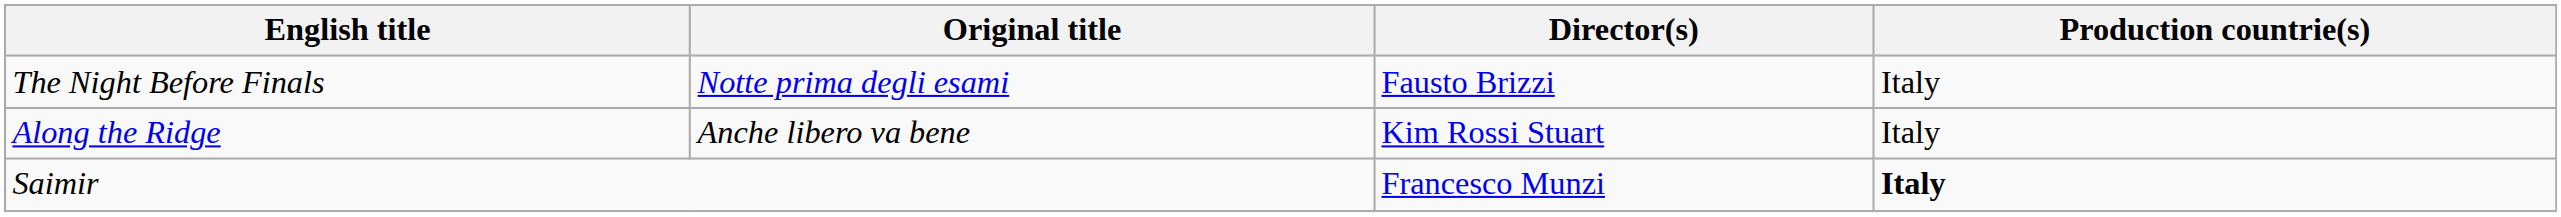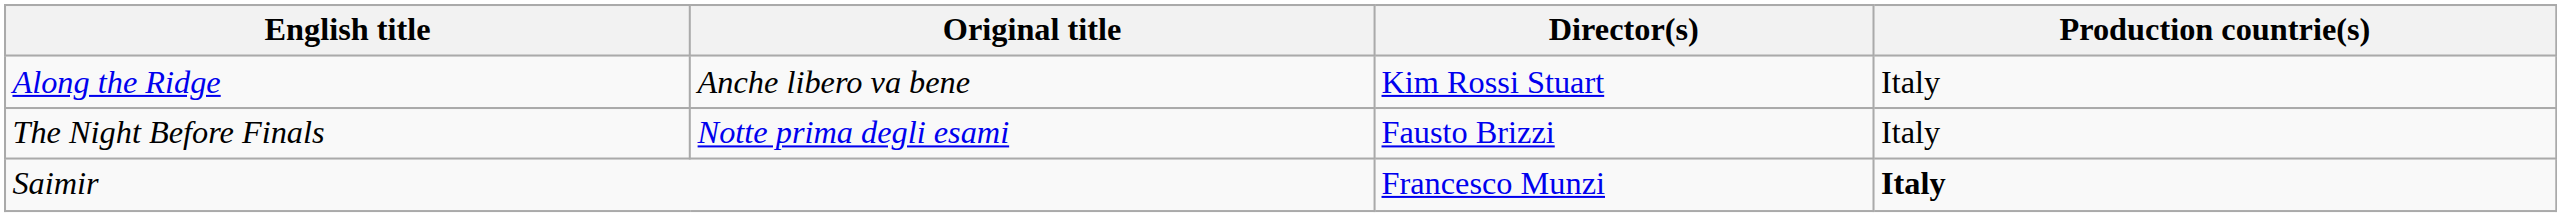rows swapped: (117, 132) <-> (169, 81)
